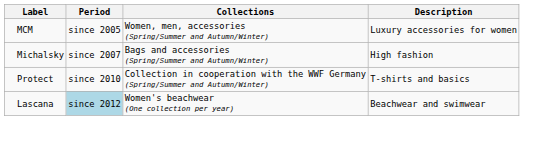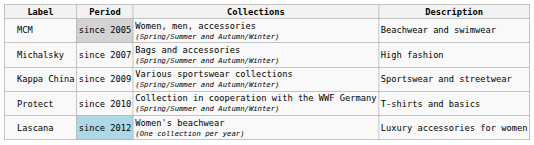(94, 31) no background -> (105, 31) lightgrey background
(444, 31) Luxury accessories for women -> (438, 31) Beachwear and swimwear
+ row: (40, 79)
(428, 103) Beachwear and swimwear -> (454, 128) Luxury accessories for women
